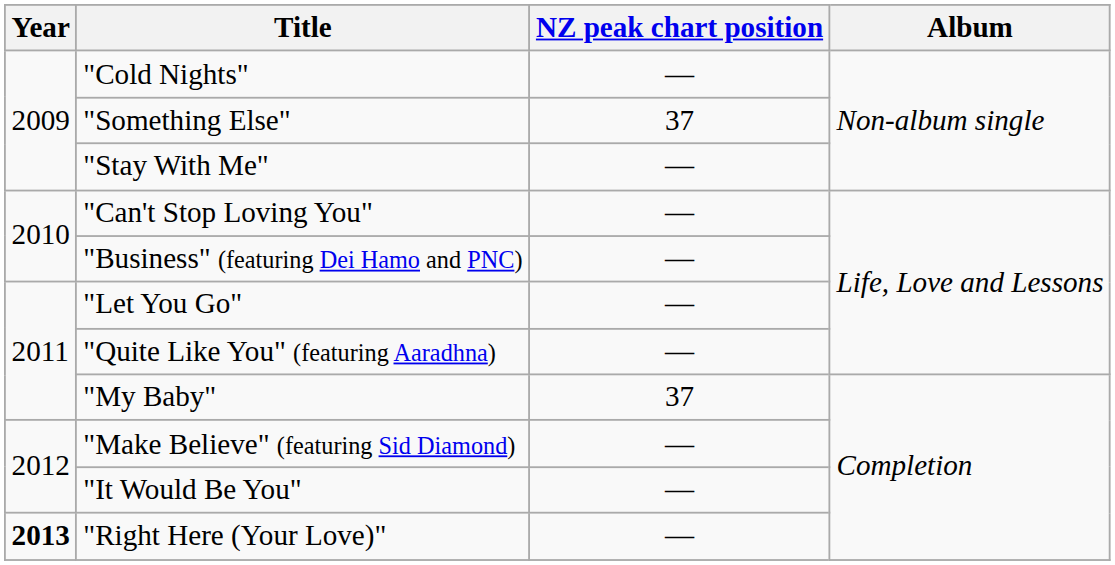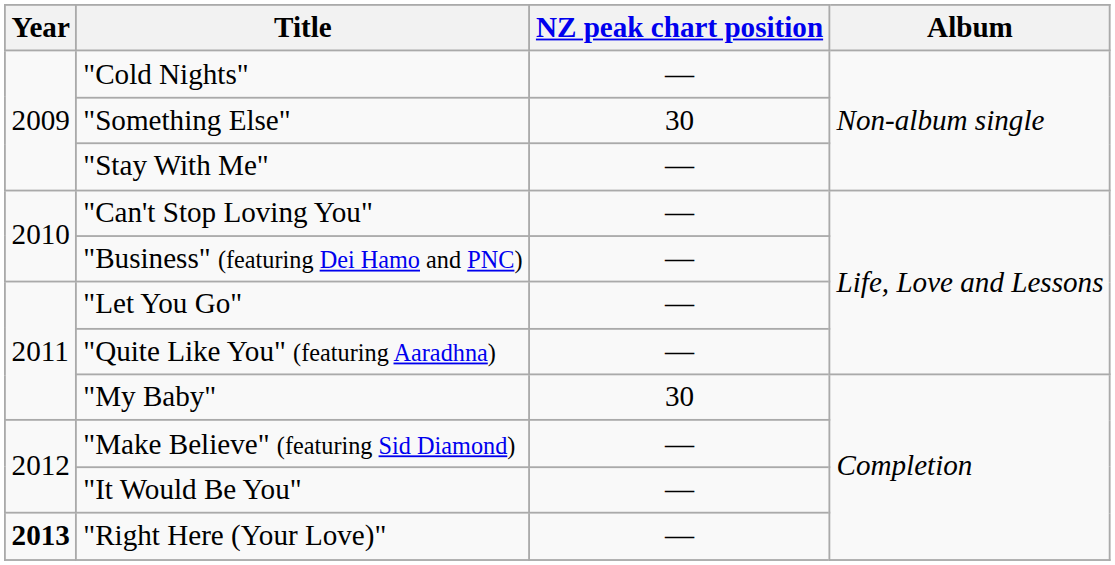(680, 119) 37 -> (680, 119) 30
(680, 397) 37 -> (680, 397) 30
